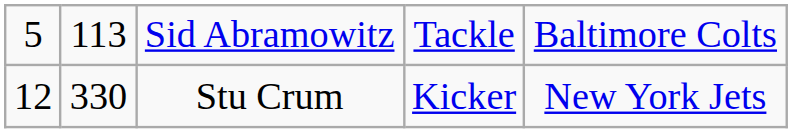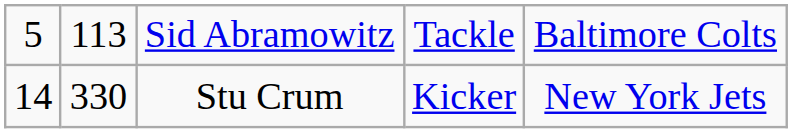(33, 95) 12 -> (33, 95) 14
